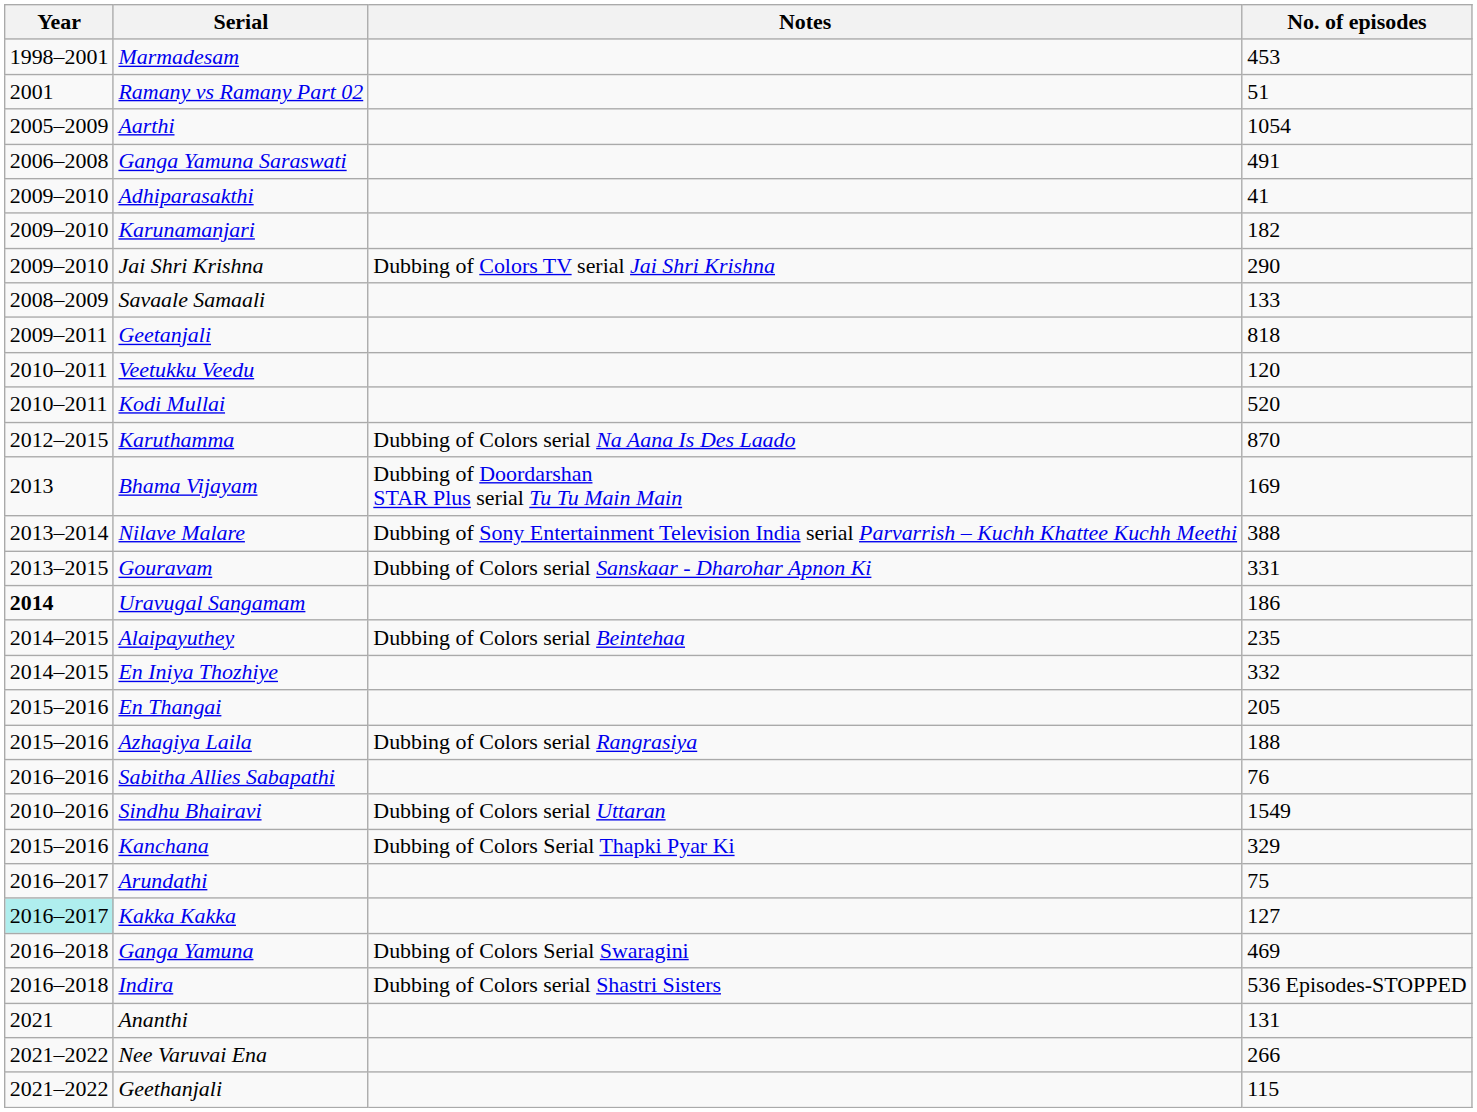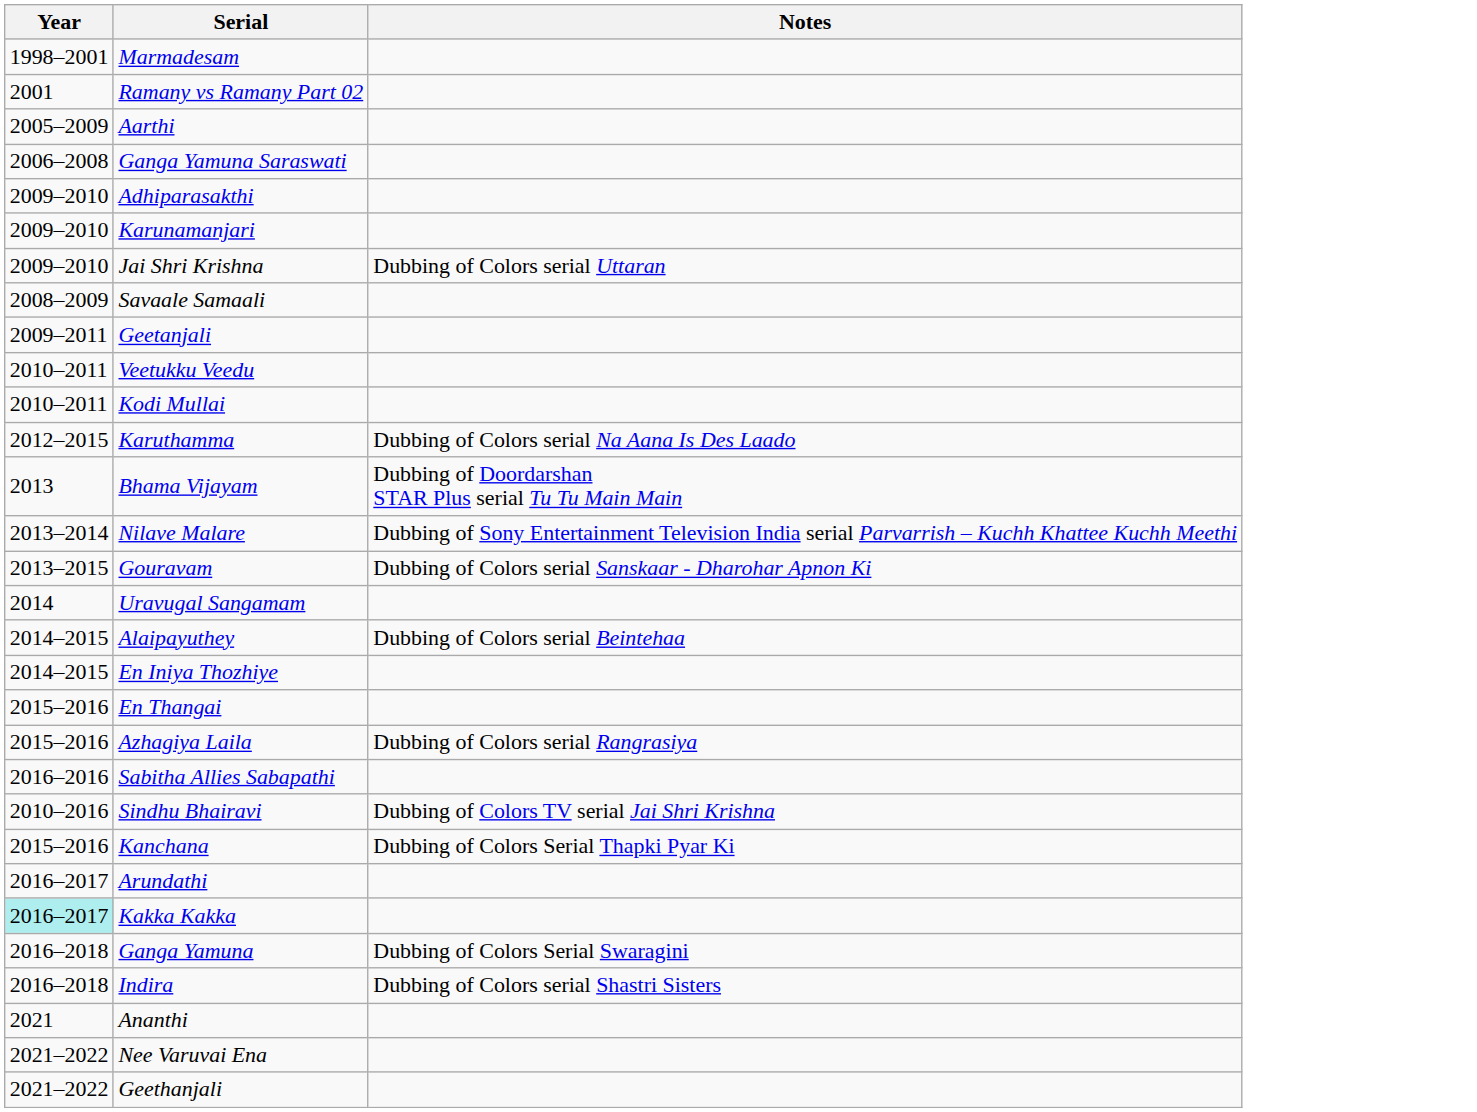- column: (1357, 21)
(574, 265) Dubbing of Colors TV serial Jai Shri Krishna -> (519, 265) Dubbing of Colors serial Uttaran
(32, 602) bold -> (32, 602) normal
(519, 811) Dubbing of Colors serial Uttaran -> (574, 811) Dubbing of Colors TV serial Jai Shri Krishna
